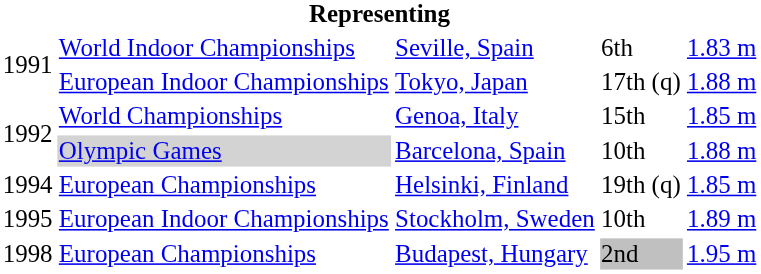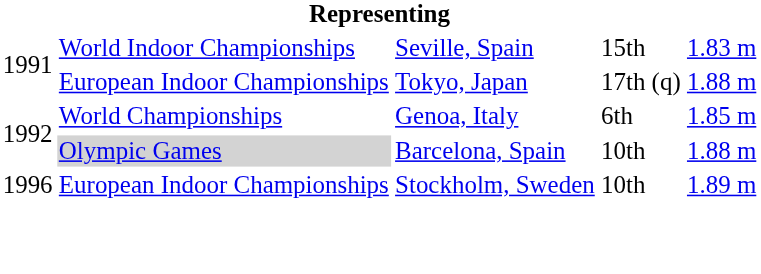(617, 47) 6th -> (623, 47) 15th
(623, 116) 15th -> (617, 116) 6th
- row: (482, 185)
(28, 219) 1995 -> (28, 185) 1996
- row: (491, 253)
